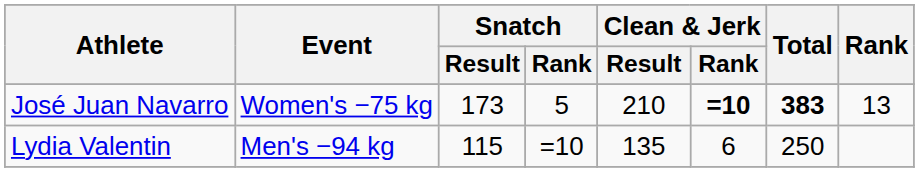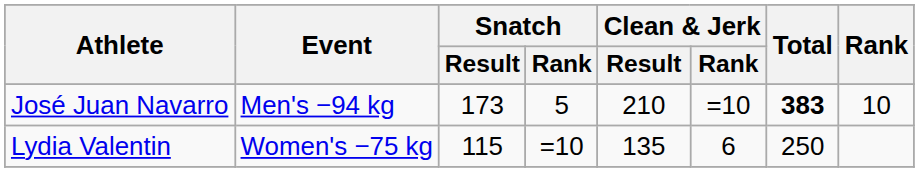(337, 105) Women's −75 kg -> (318, 105) Men's −94 kg
(728, 105) bold -> (728, 105) normal
(877, 105) 13 -> (877, 105) 10
(318, 146) Men's −94 kg -> (337, 146) Women's −75 kg
